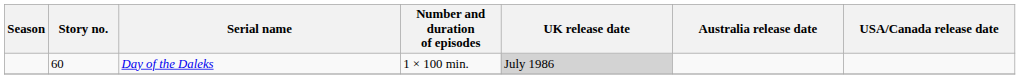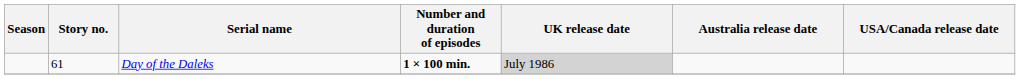(57, 63) 60 -> (57, 63) 61
(436, 63) normal -> (437, 63) bold
